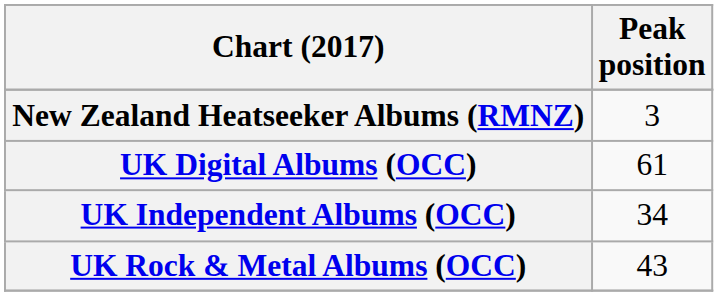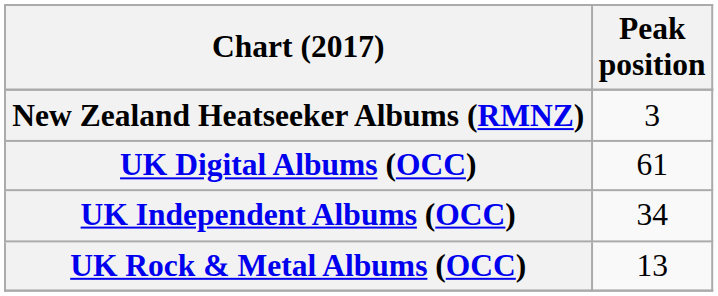(652, 264) 43 -> (652, 264) 13
